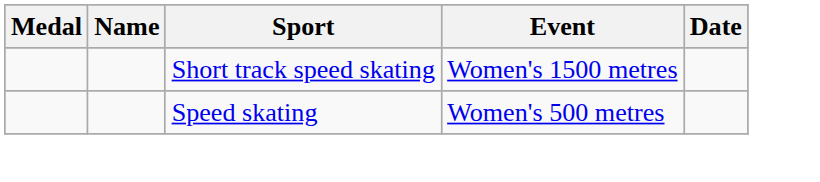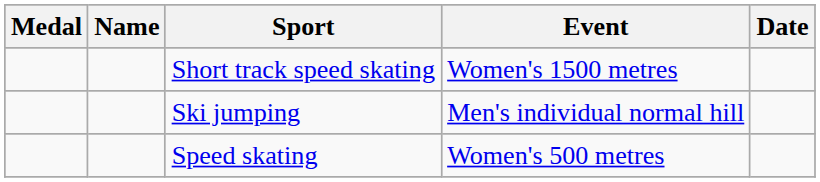+ row: (236, 112)
